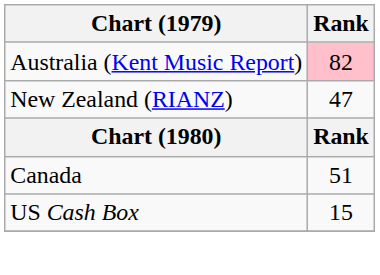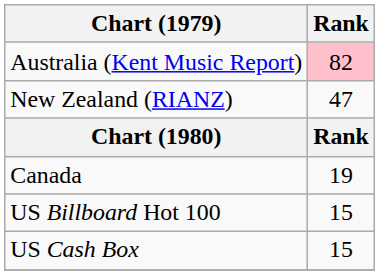(341, 174) 51 -> (341, 174) 19
+ row: (115, 212)
